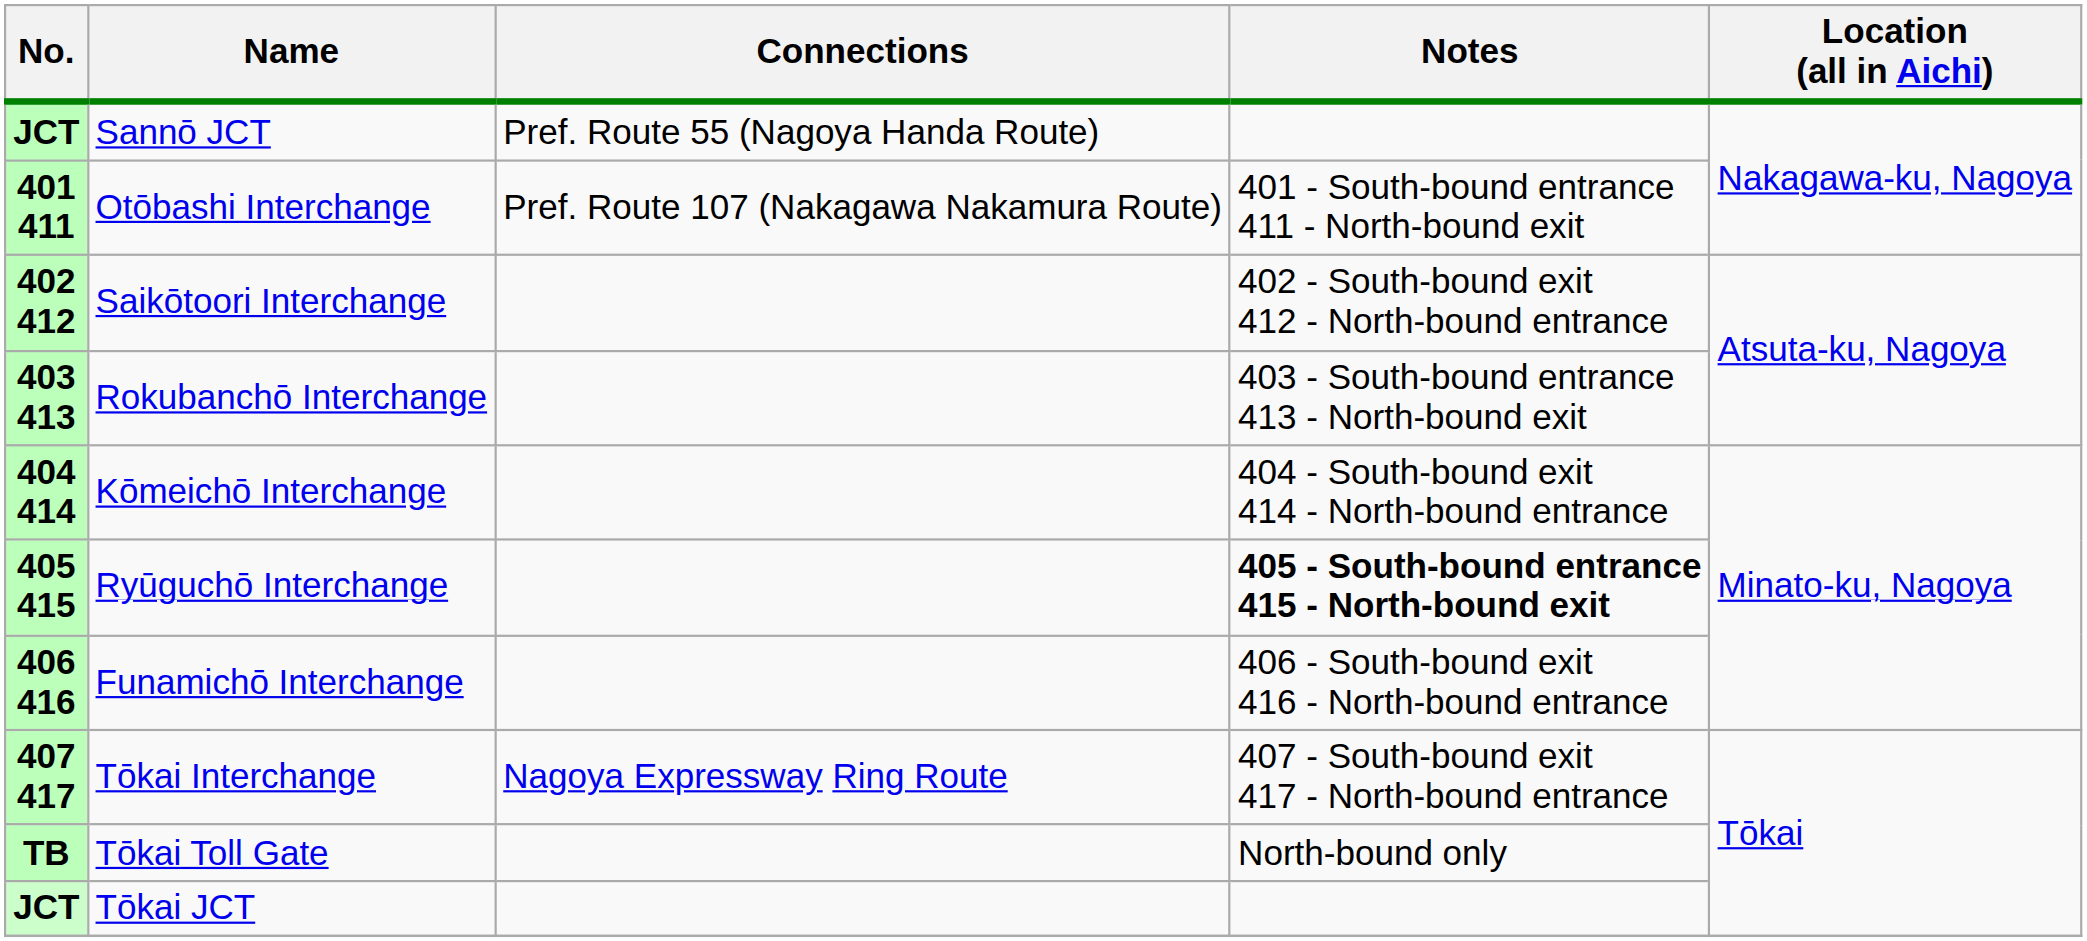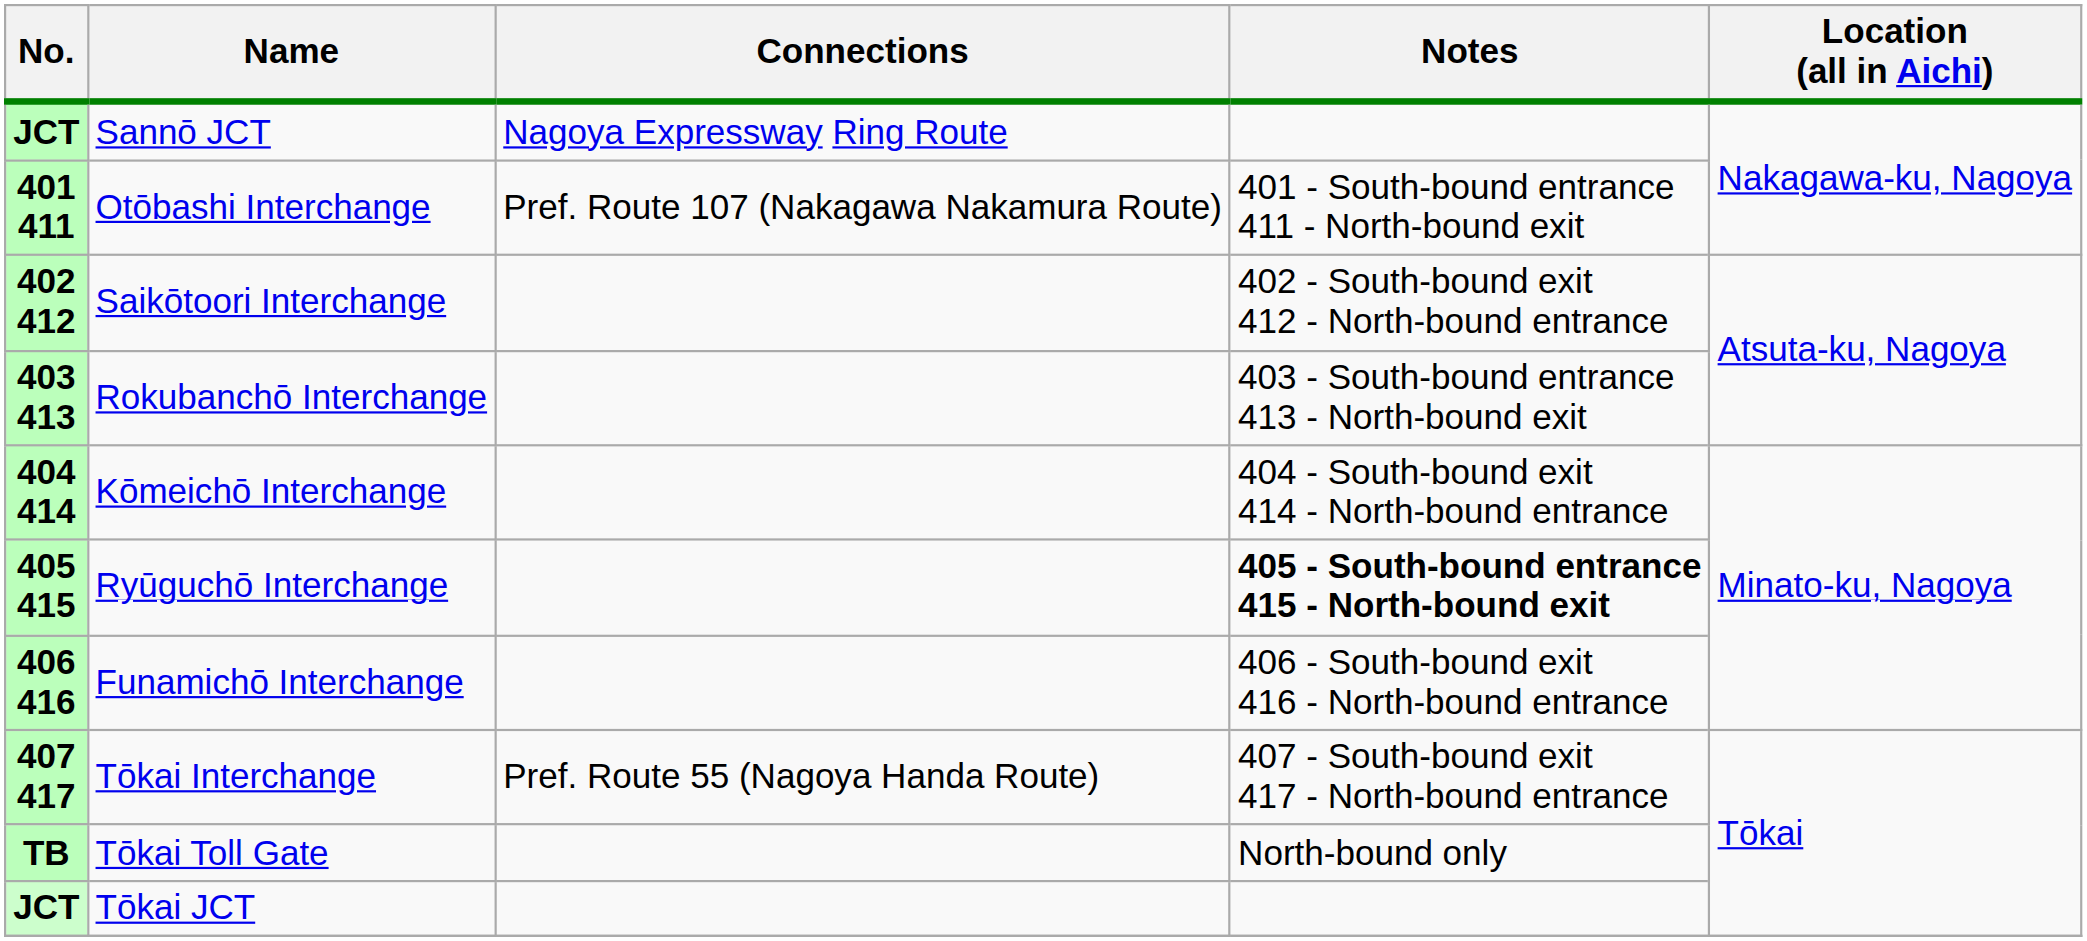(801, 131) Pref. Route 55 (Nagoya Handa Route) -> (755, 131) Nagoya Expressway Ring Route
(755, 776) Nagoya Expressway Ring Route -> (801, 776) Pref. Route 55 (Nagoya Handa Route)
